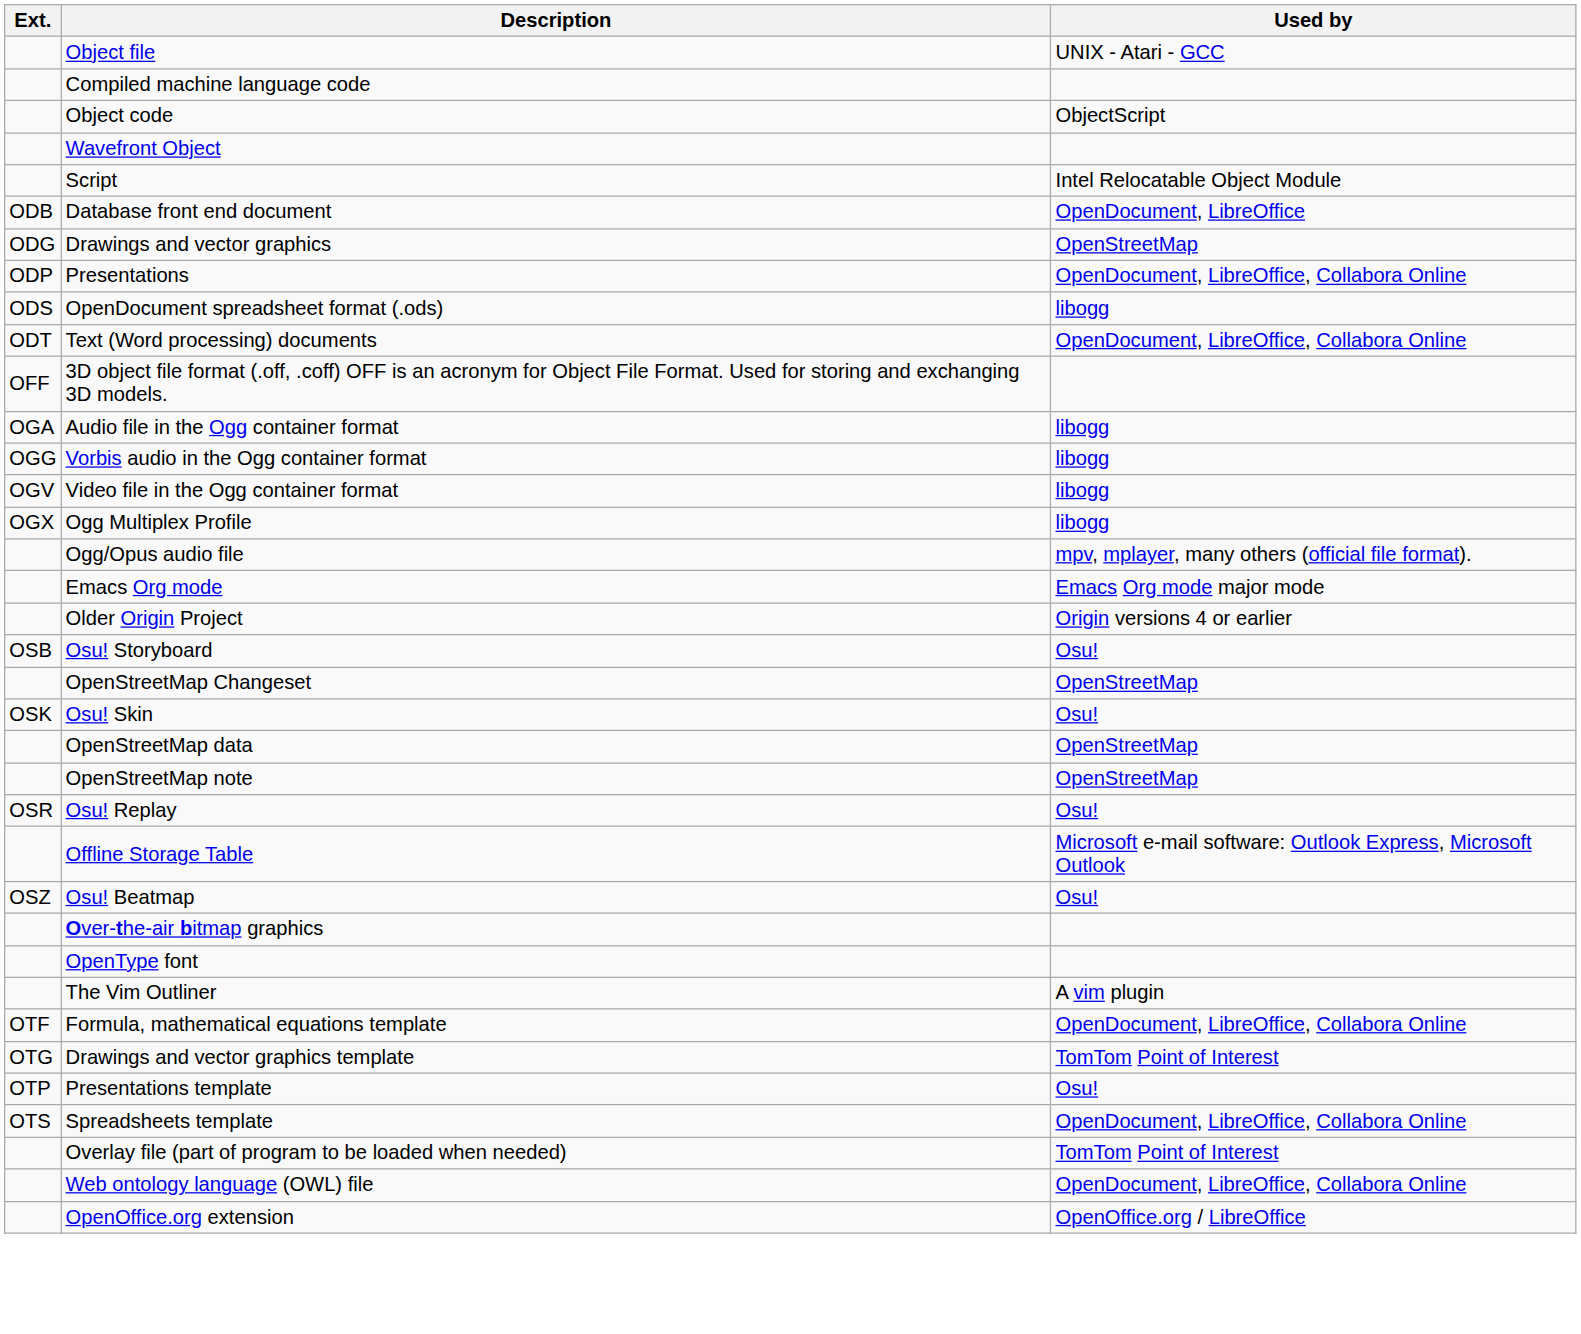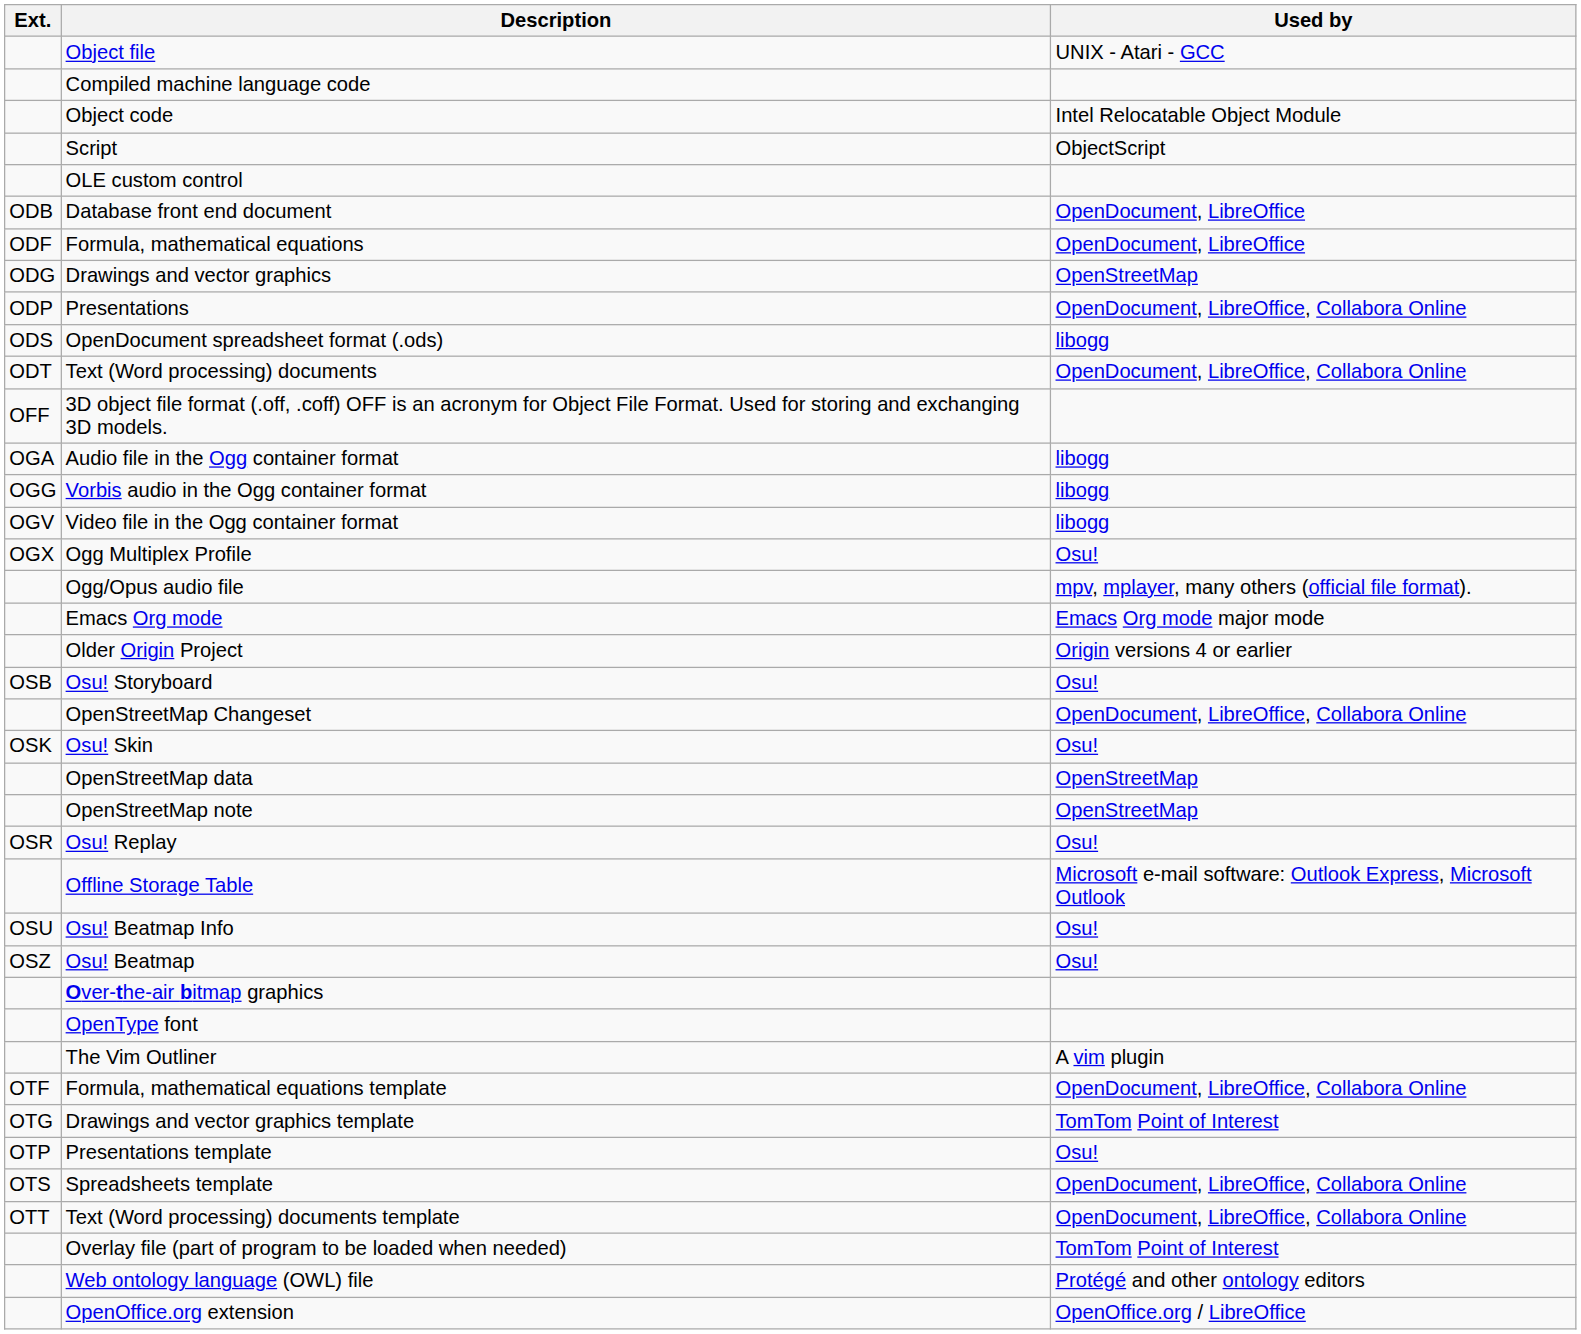(1110, 116) ObjectScript -> (1198, 116) Intel Relocatable Object Module
- row: (143, 148)
(1198, 180) Intel Relocatable Object Module -> (1110, 148) ObjectScript
+ row: (154, 180)
+ row: (215, 244)
(1082, 522) libogg -> (1077, 554) Osu!
(1127, 682) OpenStreetMap -> (1261, 714) OpenDocument, LibreOffice, Collabora Online
+ row: (150, 929)
+ row: (263, 1216)
(1261, 1184) OpenDocument, LibreOffice, Collabora Online -> (1210, 1280) Protégé and other ontology editors
